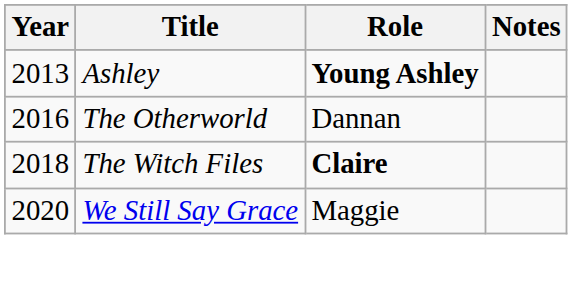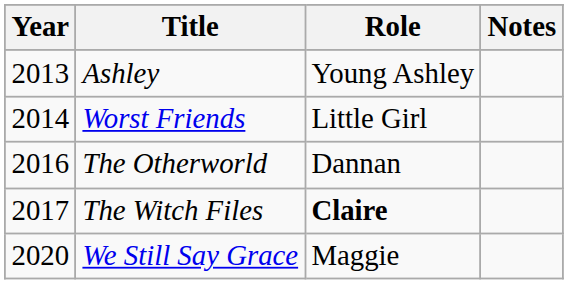(395, 73) bold -> (393, 73) normal
+ row: (164, 118)
(40, 164) 2018 -> (40, 210) 2017
